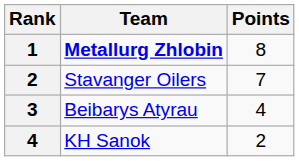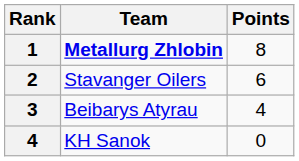(261, 79) 7 -> (261, 79) 6
(261, 140) 2 -> (261, 140) 0
